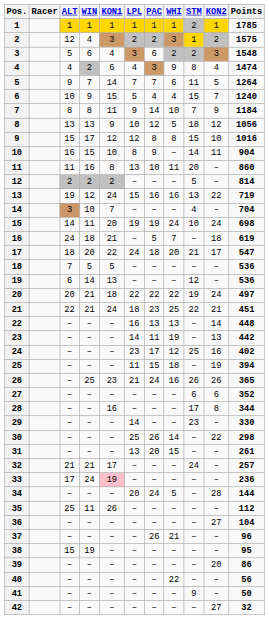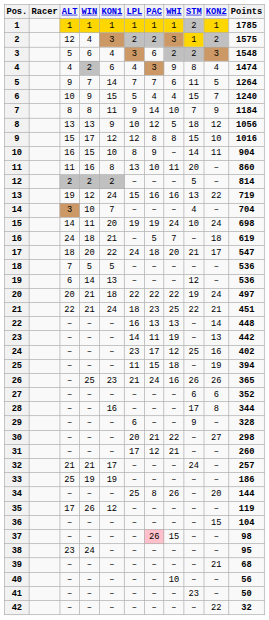(134, 423) 14 -> (134, 423) 6
(194, 423) 23 -> (194, 423) 9
(247, 423) 330 -> (247, 423) 328
(134, 437) 25 -> (134, 437) 20
(154, 437) 26 -> (154, 437) 21
(174, 437) 14 -> (174, 437) 22
(216, 437) 22 -> (216, 437) 27
(134, 451) 13 -> (134, 451) 17
(154, 451) 20 -> (154, 451) 12
(174, 451) 15 -> (174, 451) 21
(247, 451) 261 -> (247, 451) 260
(70, 480) 17 -> (70, 480) 25
(89, 480) 24 -> (89, 480) 19
(112, 480) pink background -> (112, 480) no background
(247, 480) 236 -> (247, 480) 186
(134, 494) 20 -> (134, 494) 25
(154, 494) 24 -> (154, 494) 8
(174, 494) 5 -> (174, 494) 26
(216, 494) 28 -> (216, 494) 20
(70, 508) 25 -> (70, 508) 17
(89, 508) 11 -> (89, 508) 26
(112, 508) 26 -> (112, 508) 12
(247, 508) 112 -> (247, 508) 119
(216, 522) 27 -> (216, 522) 15
(154, 537) no background -> (154, 537) pink background
(174, 537) 21 -> (174, 537) 15
(247, 537) 96 -> (247, 537) 98
(70, 551) 15 -> (70, 551) 23
(89, 551) 19 -> (89, 551) 24
(216, 565) 20 -> (216, 565) 21
(247, 565) 86 -> (247, 565) 68
(174, 579) 22 -> (174, 579) 10
(194, 593) 9 -> (194, 593) 23
(216, 608) 27 -> (216, 608) 22
